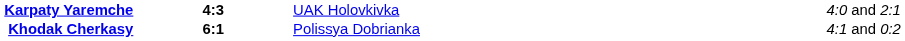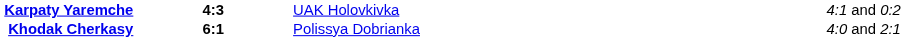(864, 9) 4:0 and 2:1 -> (864, 9) 4:1 and 0:2
(864, 29) 4:1 and 0:2 -> (864, 29) 4:0 and 2:1
